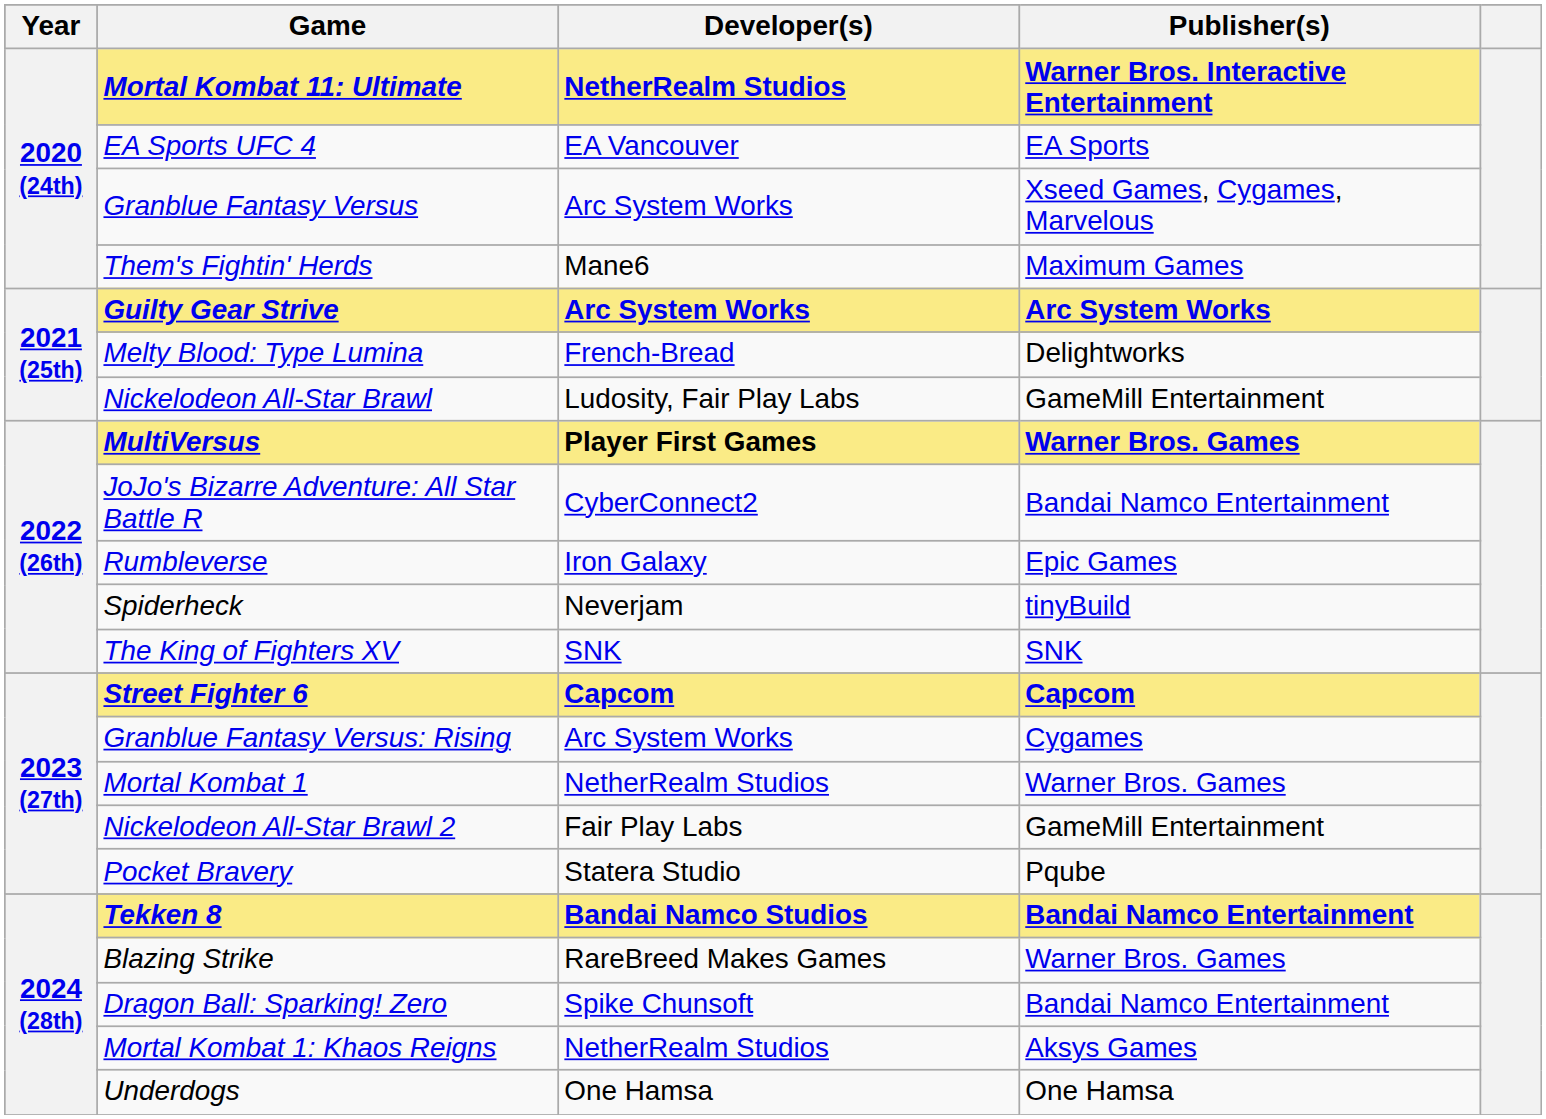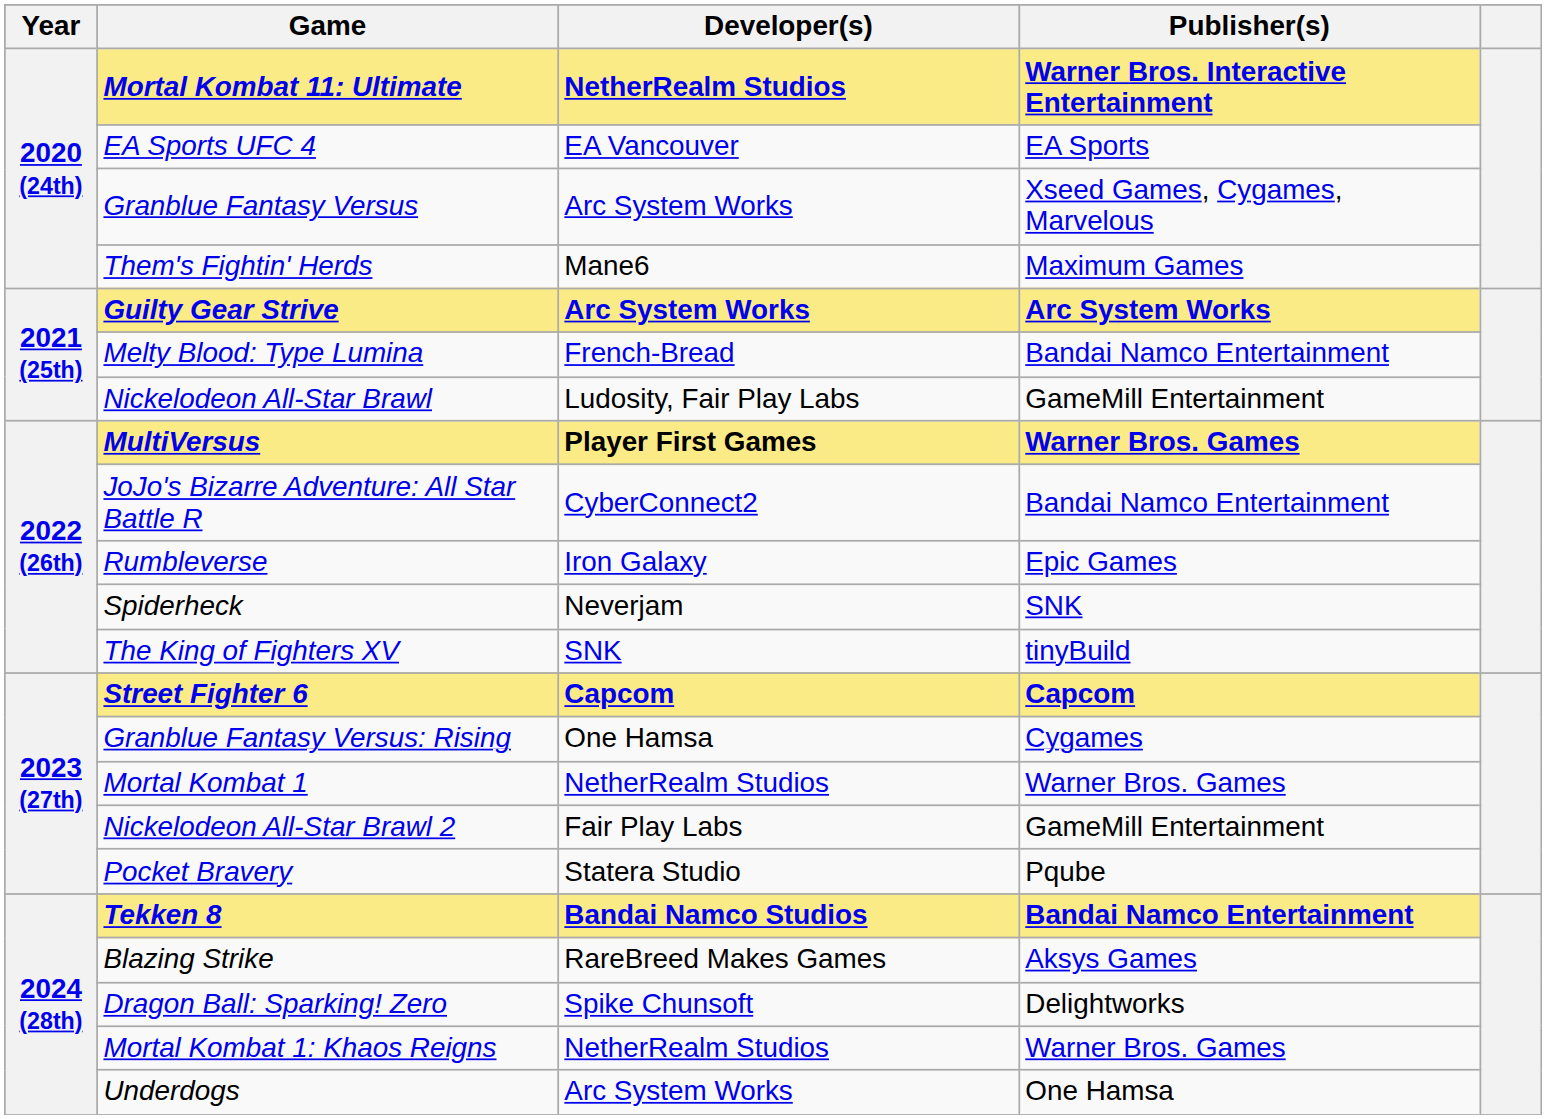(1105, 354) Delightworks -> (1207, 354) Bandai Namco Entertainment
(1078, 606) tinyBuild -> (1054, 606) SNK
(1054, 650) SNK -> (1078, 650) tinyBuild
(679, 738) Arc System Works -> (639, 738) One Hamsa
(1155, 959) Warner Bros. Games -> (1111, 959) Aksys Games
(1207, 1003) Bandai Namco Entertainment -> (1105, 1003) Delightworks
(1111, 1047) Aksys Games -> (1155, 1047) Warner Bros. Games
(639, 1091) One Hamsa -> (679, 1091) Arc System Works
